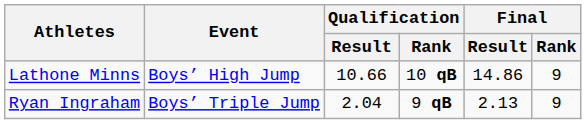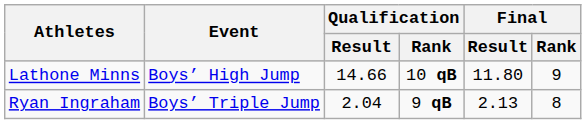(362, 75) 10.66 -> (362, 75) 14.66
(498, 75) 14.86 -> (498, 75) 11.80
(556, 103) 9 -> (556, 103) 8
